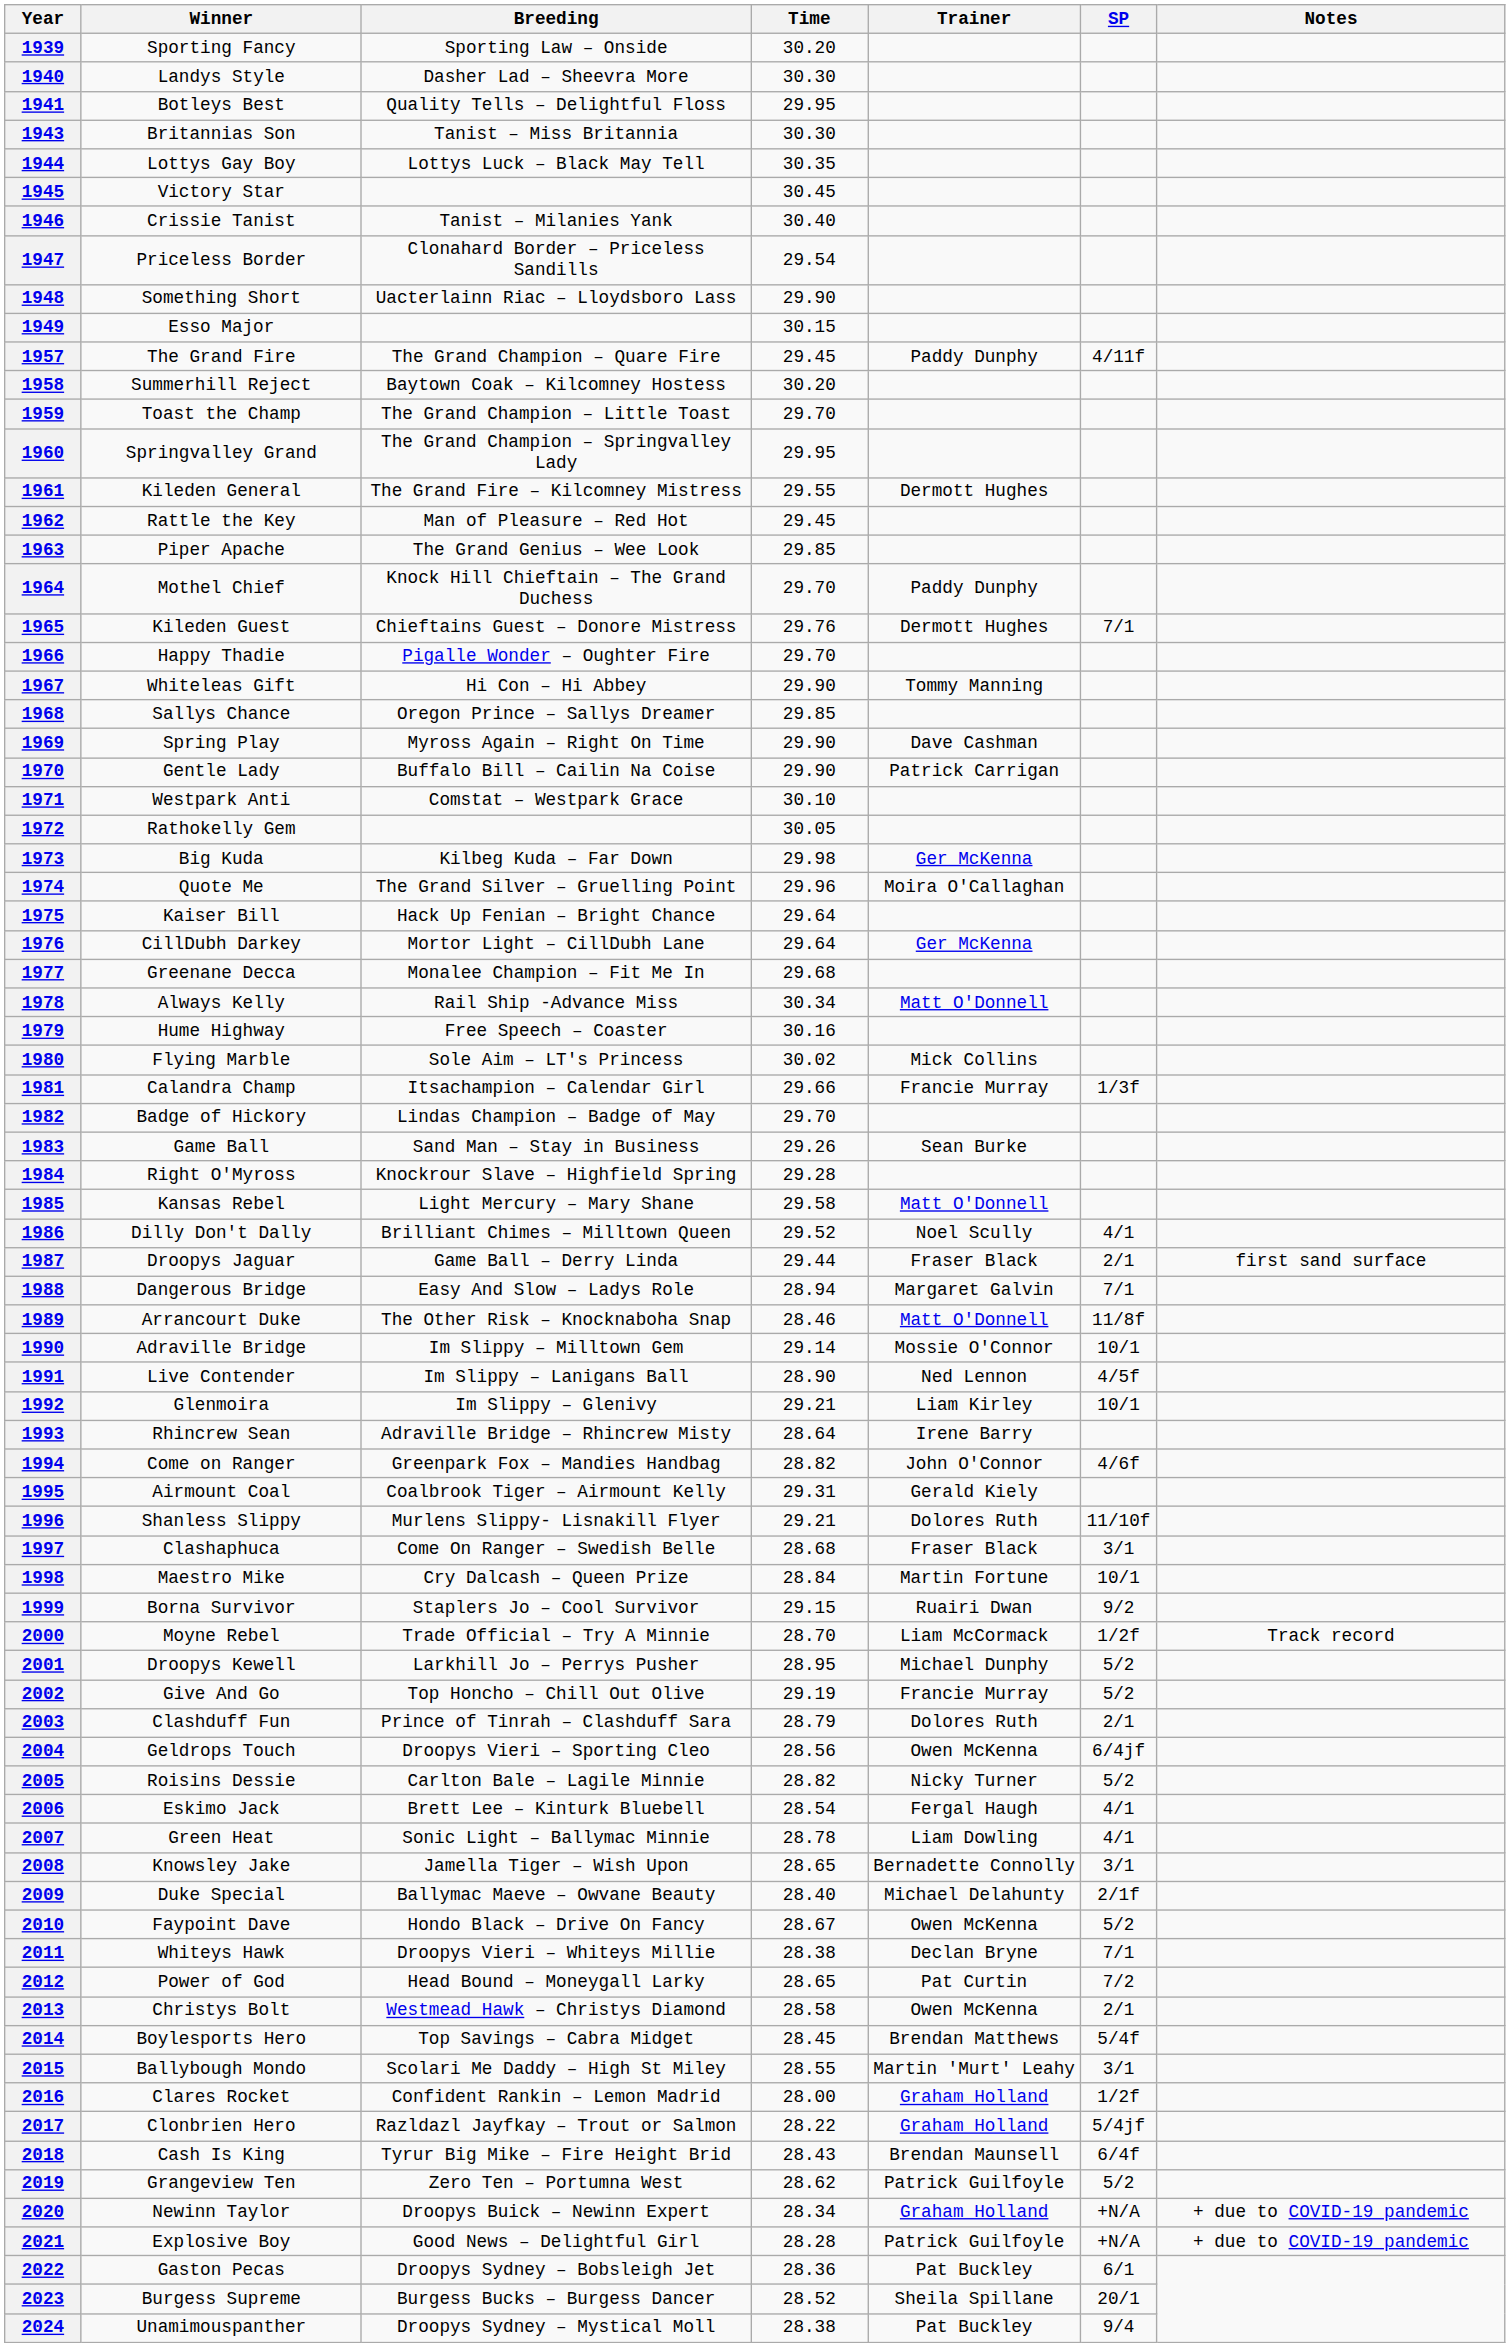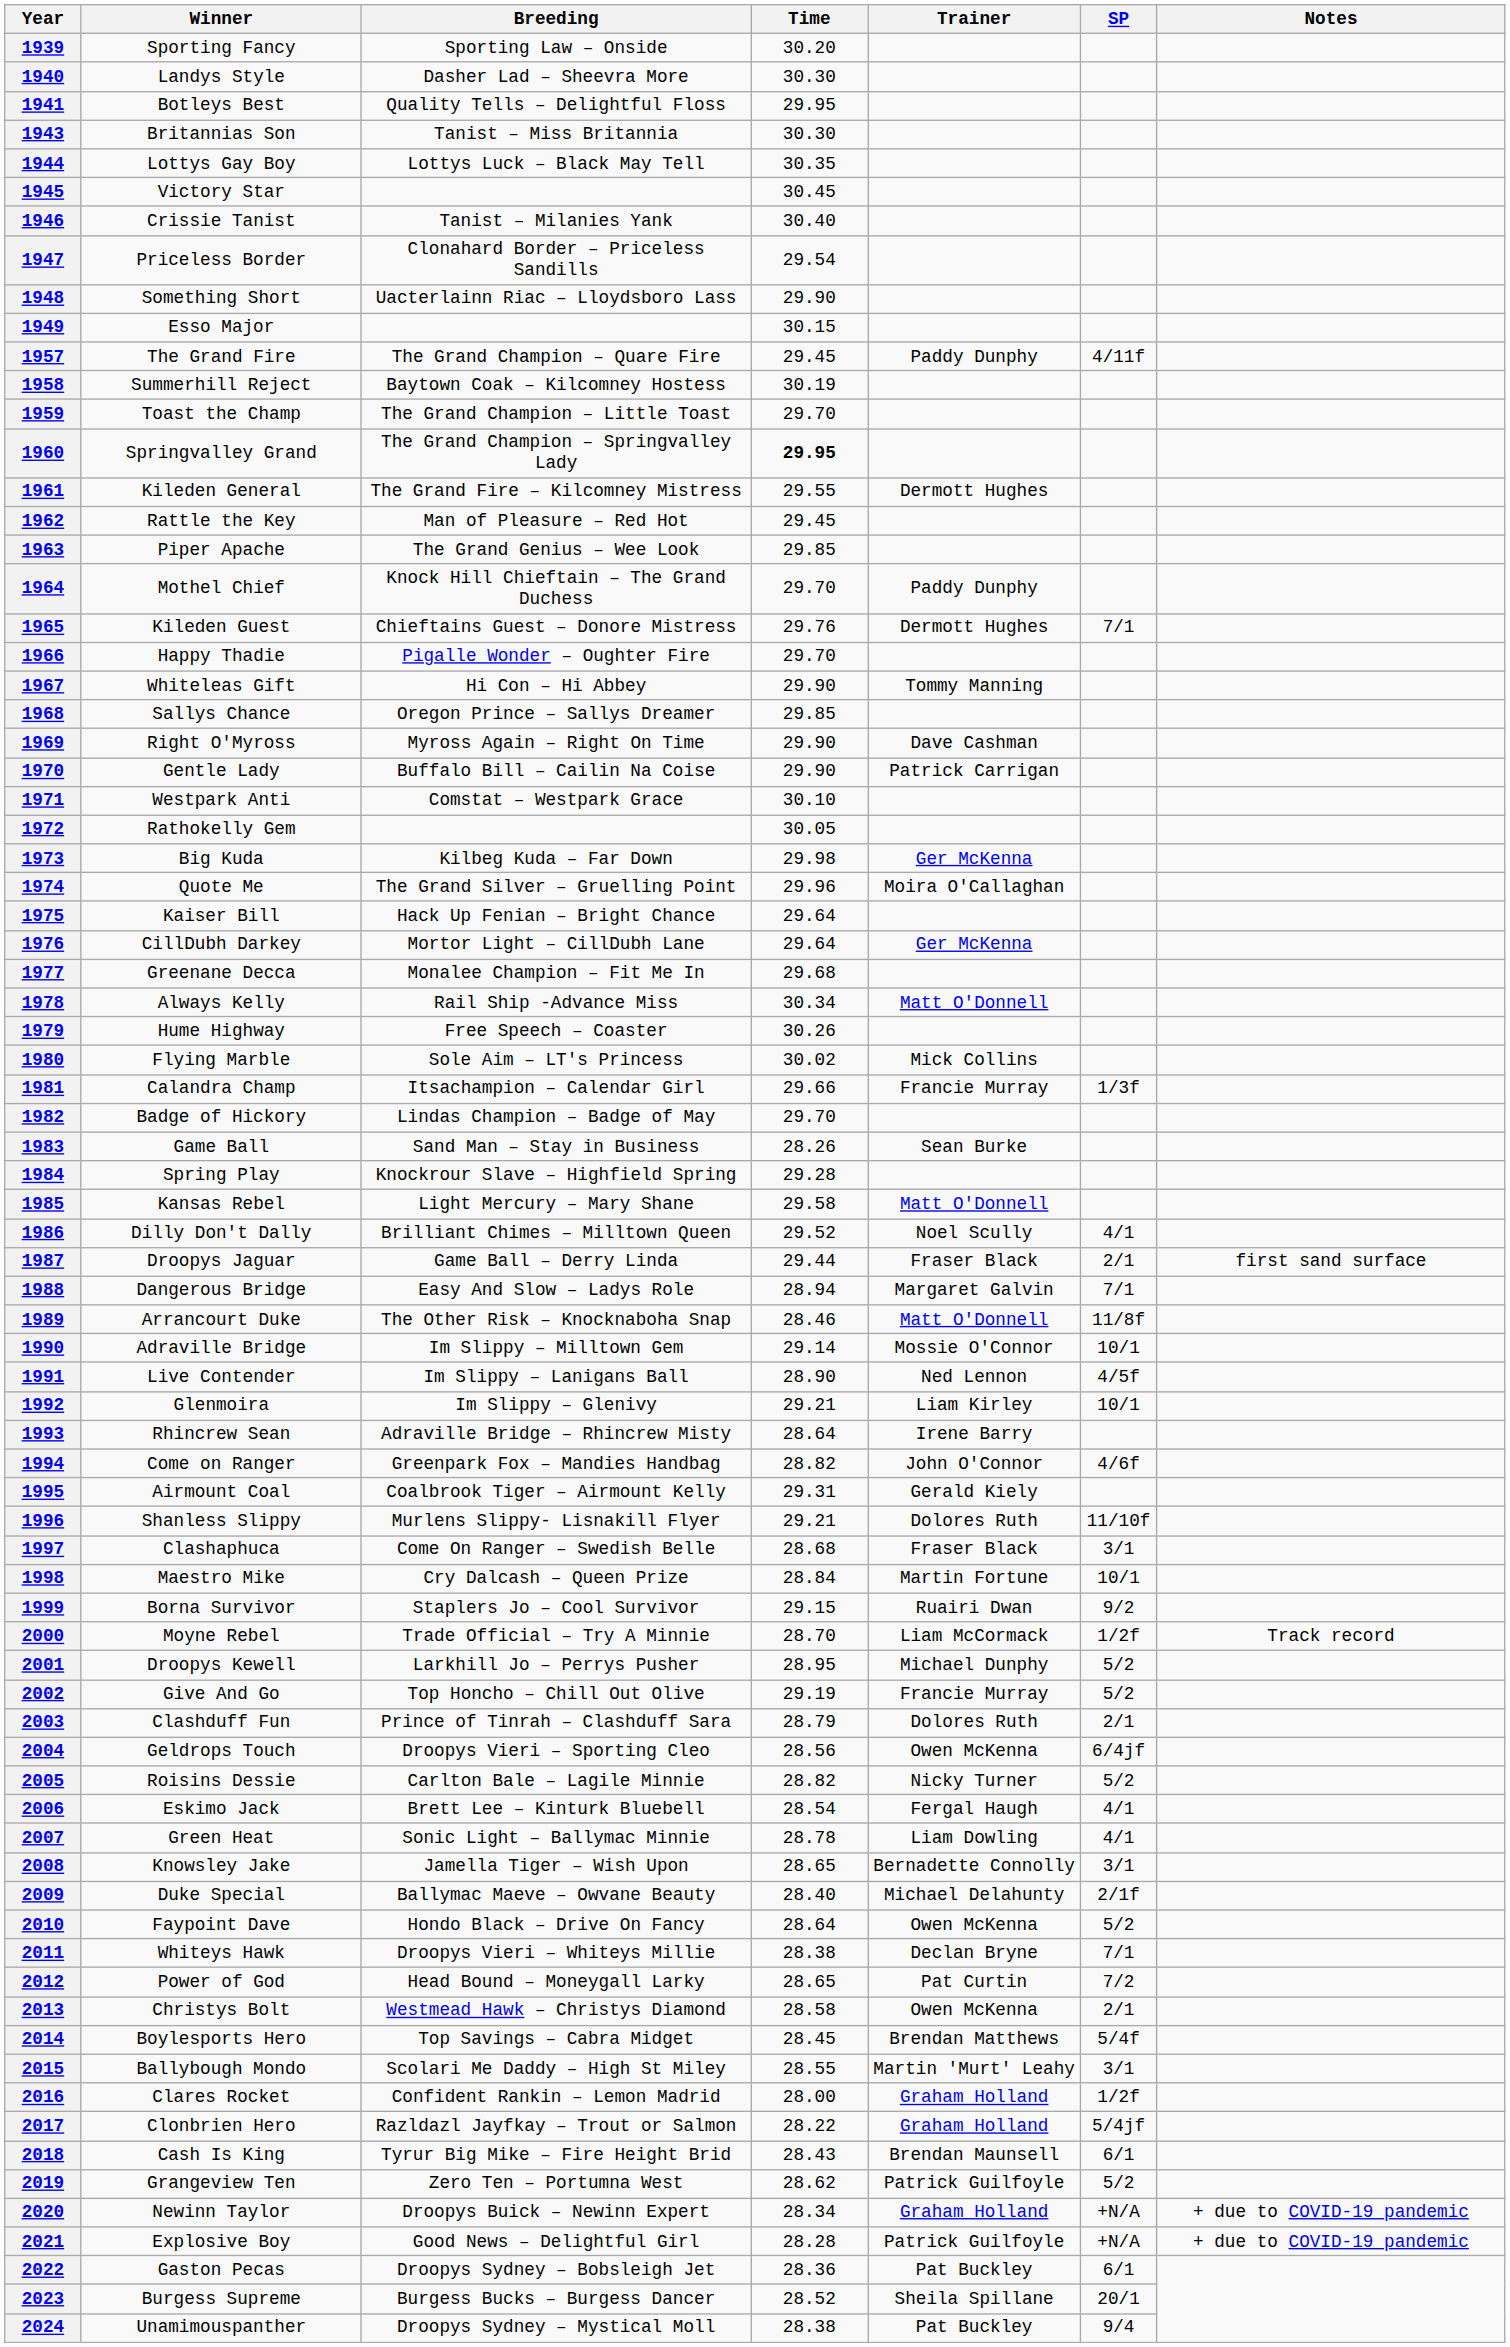(809, 385) 30.20 -> (809, 385) 30.19
(809, 453) normal -> (809, 453) bold
(221, 743) Spring Play -> (221, 743) Right O'Myross
(809, 1031) 30.16 -> (809, 1031) 30.26
(809, 1146) 29.26 -> (809, 1146) 28.26
(221, 1175) Right O'Myross -> (221, 1175) Spring Play
(809, 1924) 28.67 -> (809, 1924) 28.64
(1119, 2155) 6/4f -> (1119, 2155) 6/1
